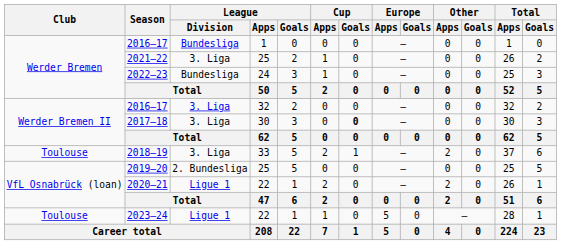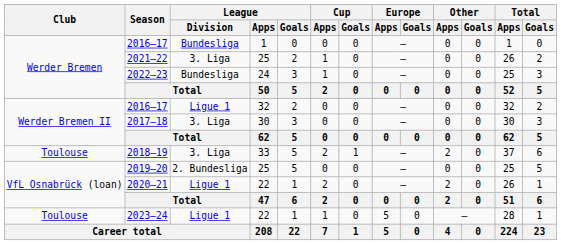(210, 106) 3. Liga -> (210, 106) Ligue 1
(356, 122) bold -> (356, 122) normal
